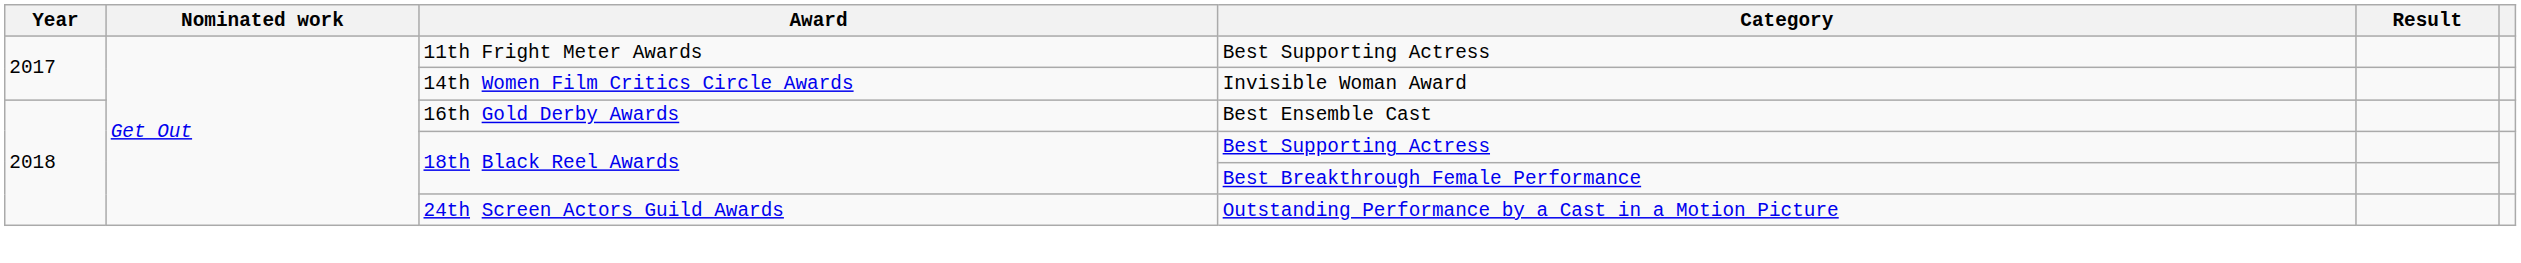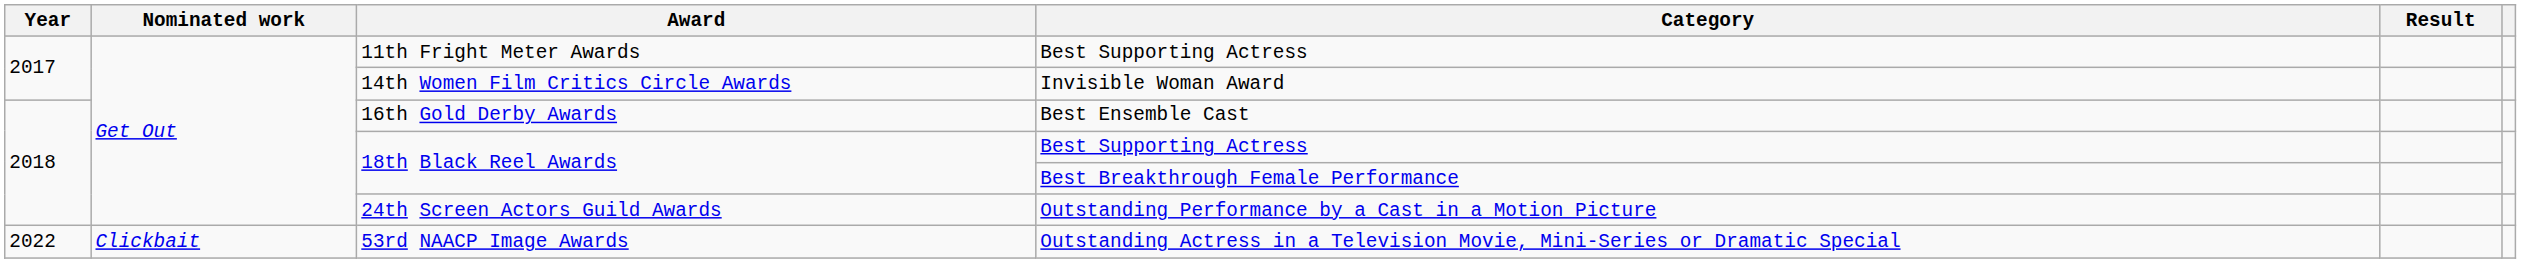+ row: (495, 242)
